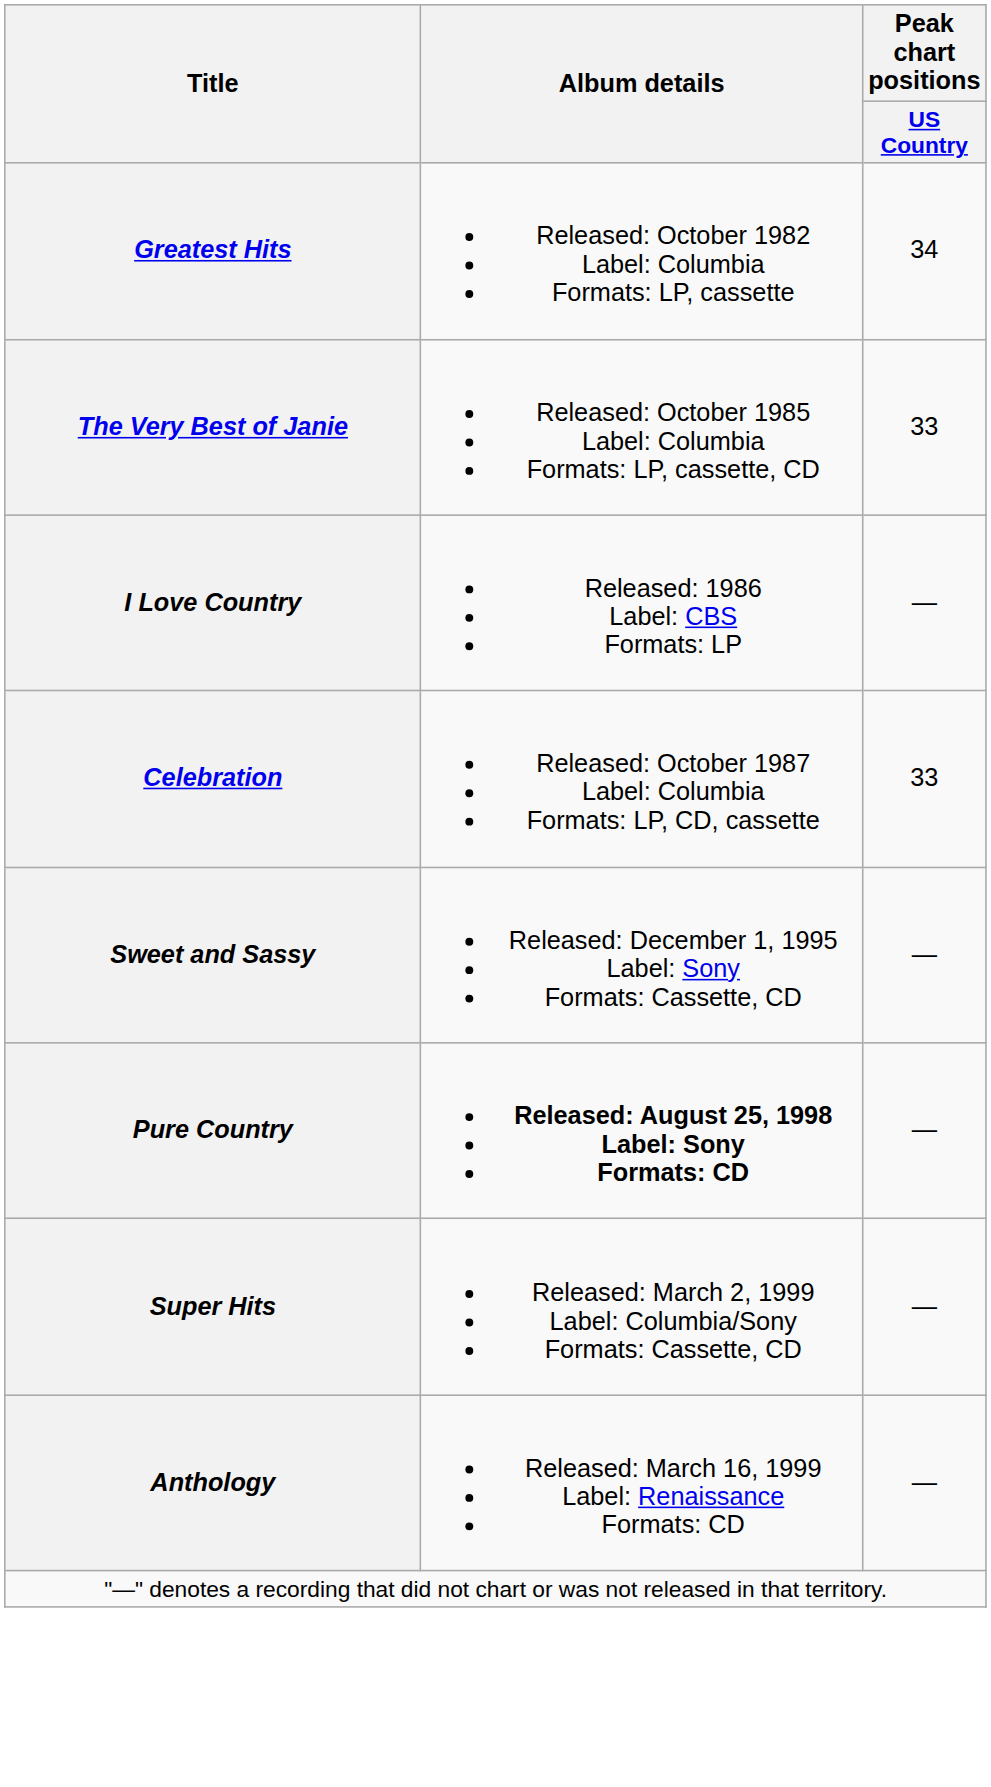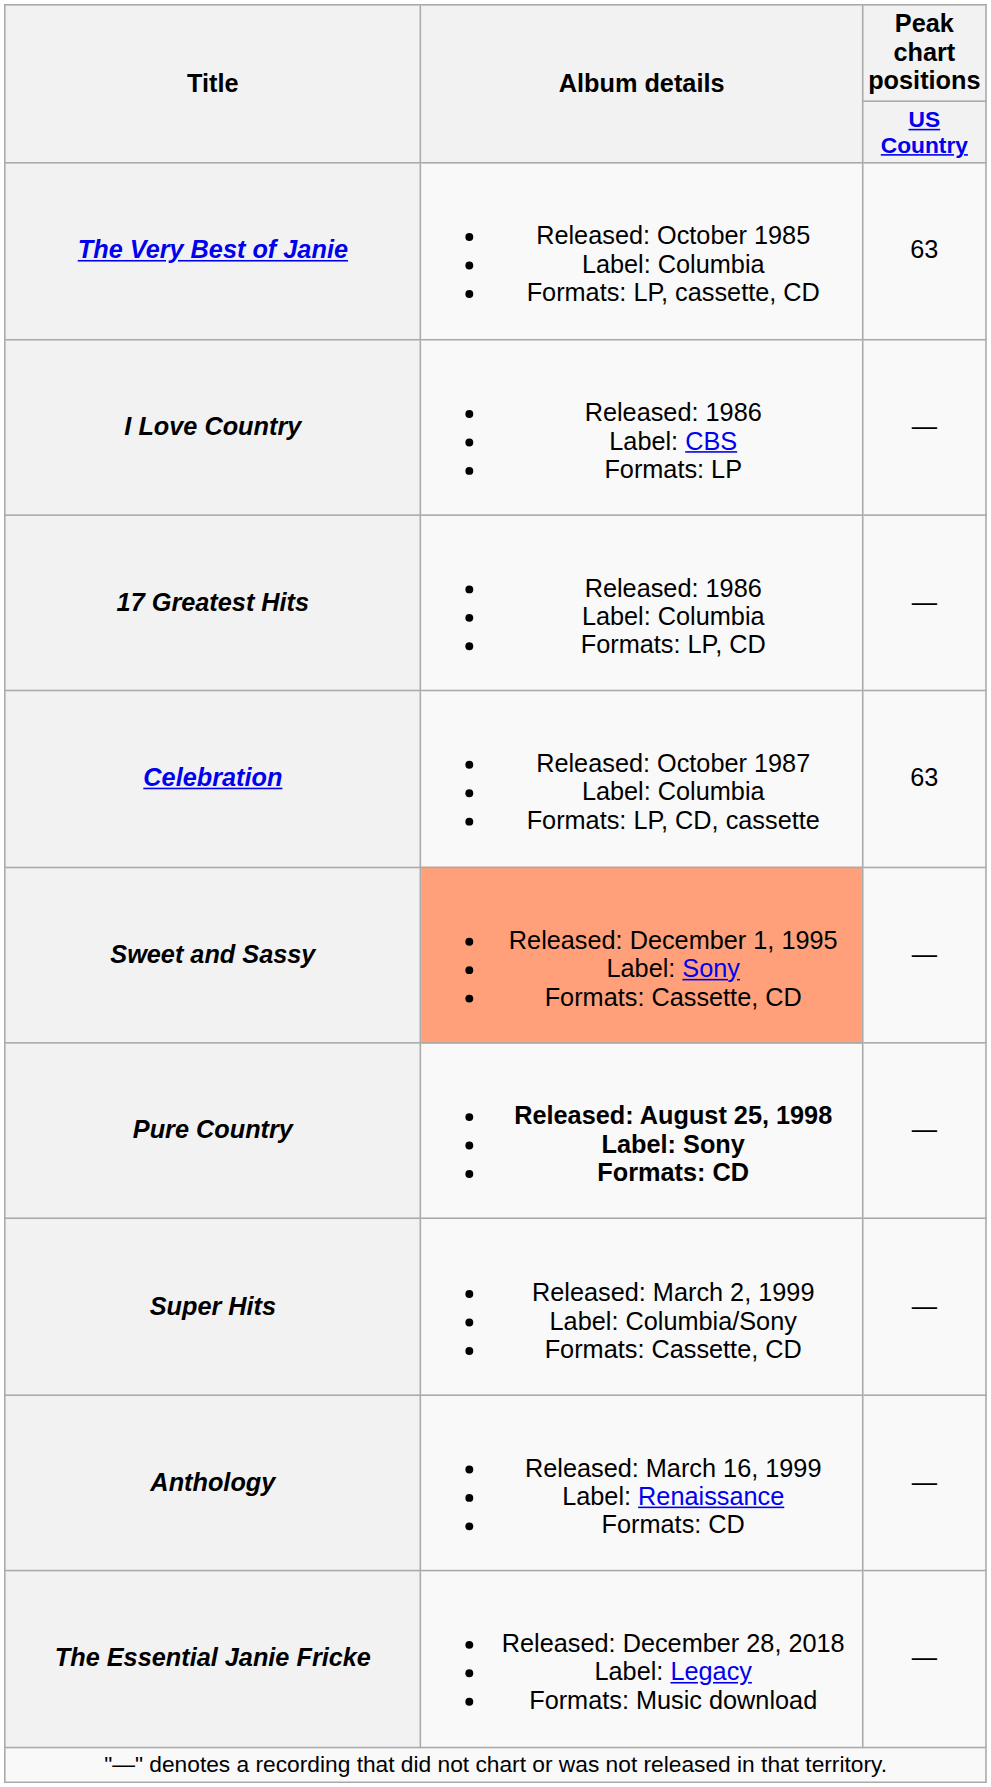- row: (213, 250)
(924, 426) 33 -> (924, 250) 63
+ row: (213, 602)
(924, 778) 33 -> (924, 778) 63
(642, 969) no background -> (642, 969) lightsalmon background
+ row: (213, 1658)
